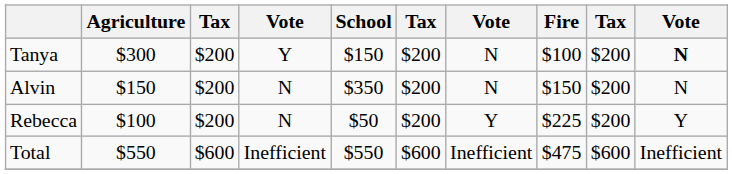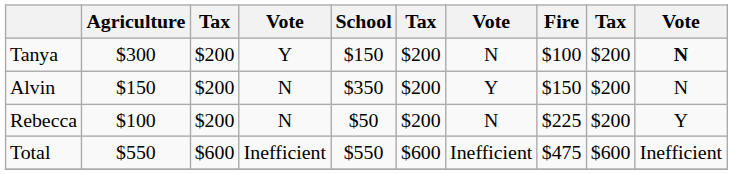(491, 87) N -> (491, 87) Y
(491, 120) Y -> (491, 120) N
